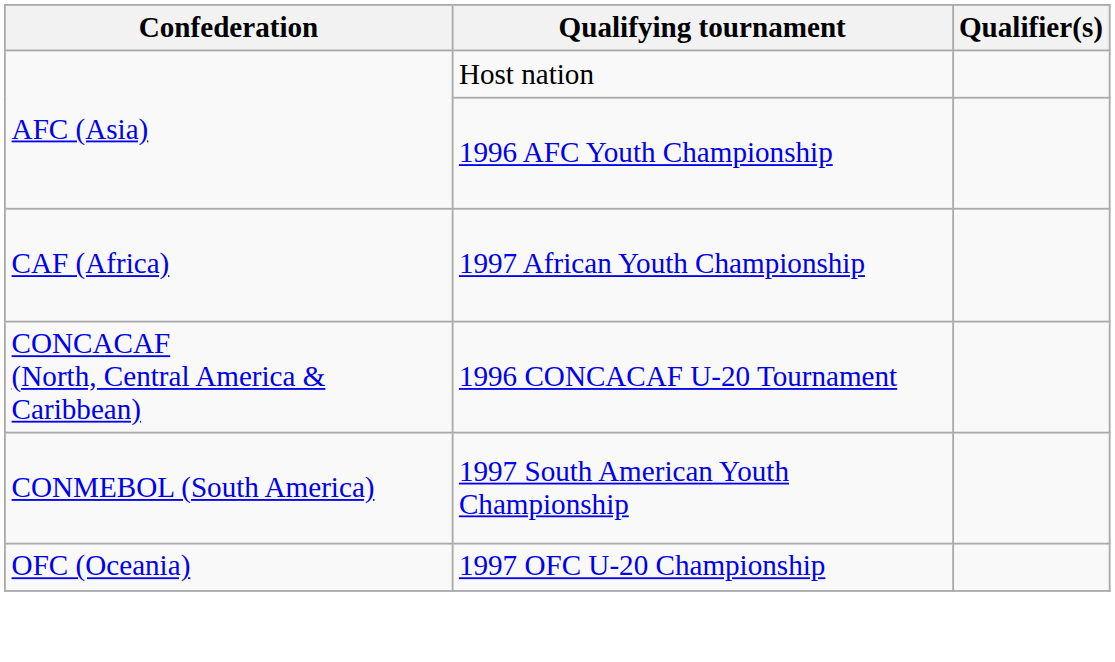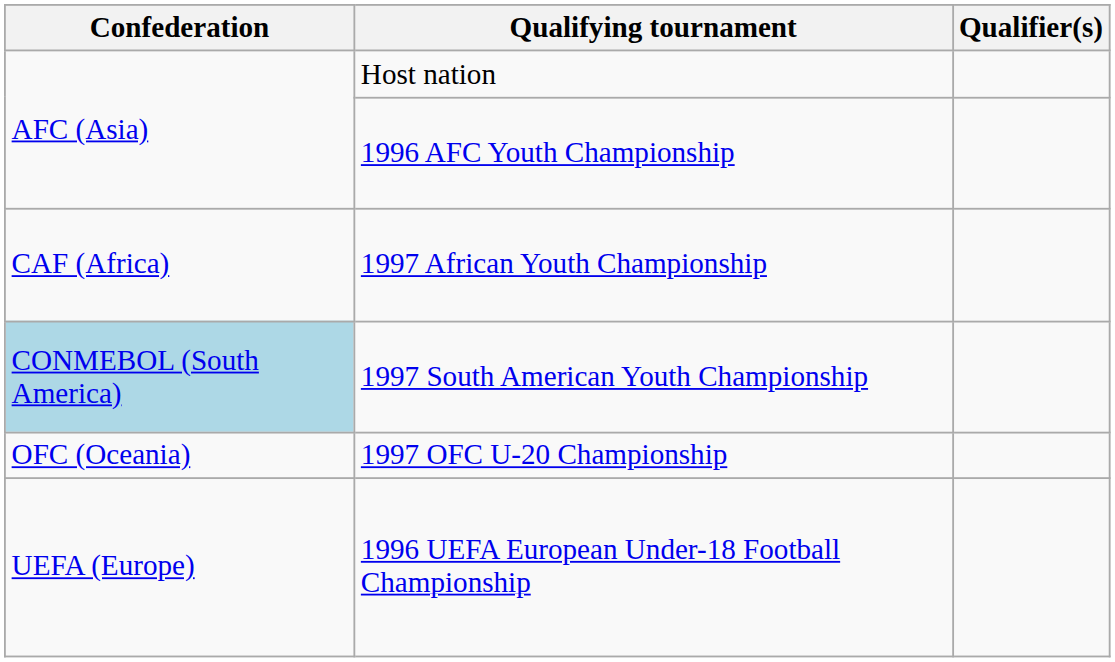- row: (678, 376)
(193, 487) no background -> (135, 376) lightblue background
+ row: (601, 566)
